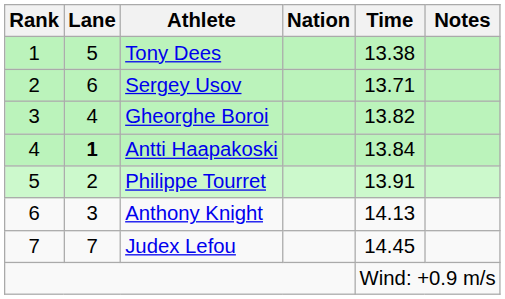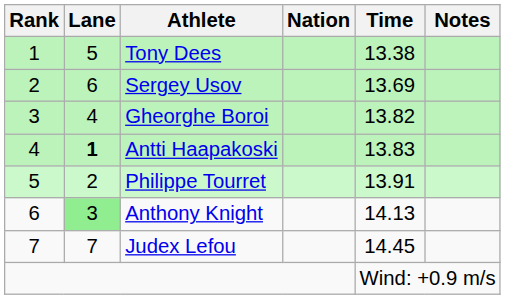(390, 85) 13.71 -> (390, 85) 13.69
(390, 149) 13.84 -> (390, 149) 13.83
(92, 213) no background -> (92, 213) lightgreen background
